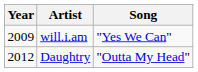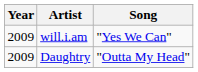(21, 57) 2012 -> (21, 57) 2009
